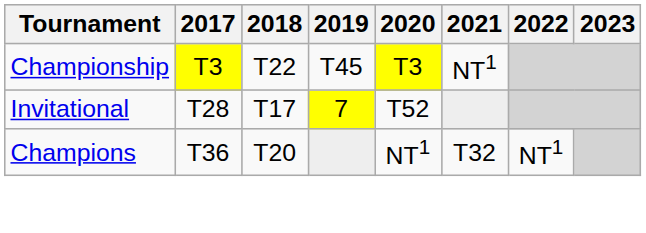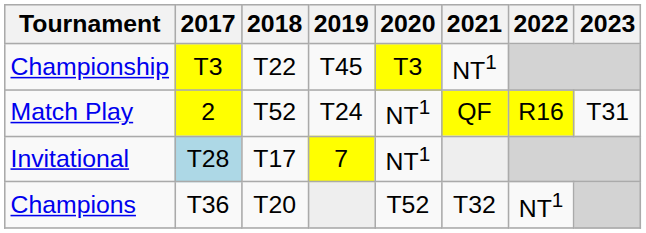+ row: (72, 112)
(208, 109) no background -> (208, 158) lightblue background
(408, 109) T52 -> (408, 158) NT1
(408, 152) NT1 -> (408, 204) T52
